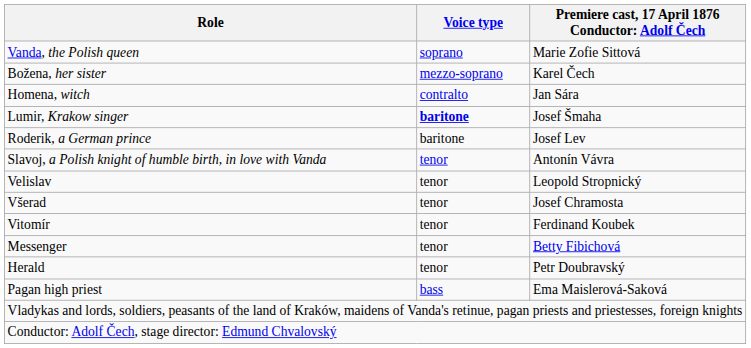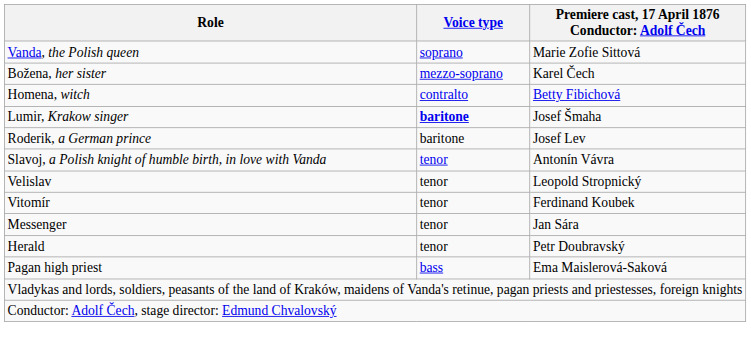(556, 95) Jan Sára -> (577, 95) Betty Fibichová
- row: (27, 203)
(577, 246) Betty Fibichová -> (556, 224) Jan Sára
